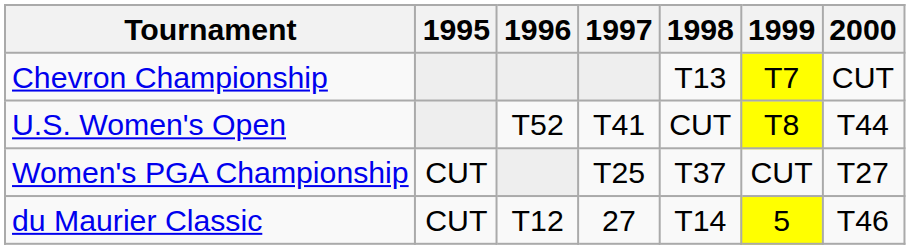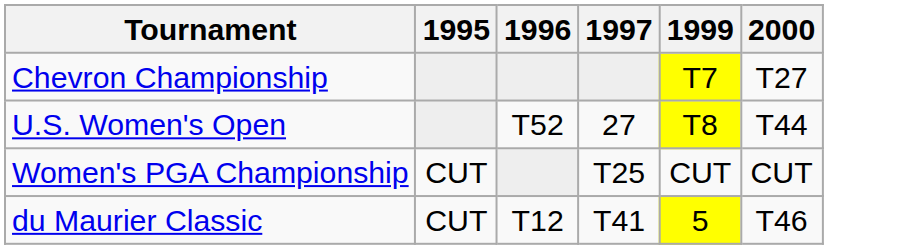- column: (700, 29)
(863, 77) CUT -> (782, 77) T27
(619, 125) T41 -> (619, 125) 27
(863, 173) T27 -> (782, 173) CUT
(619, 221) 27 -> (619, 221) T41
